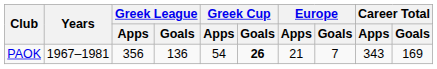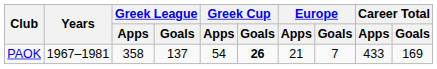(133, 53) 356 -> (133, 53) 358
(177, 53) 136 -> (177, 53) 137
(374, 53) 343 -> (374, 53) 433
